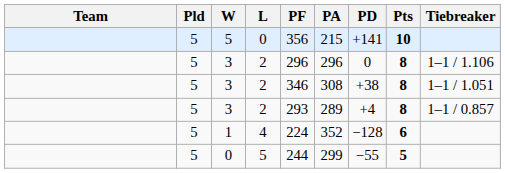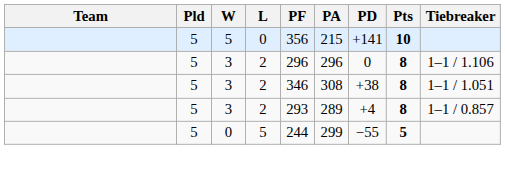- row: (228, 132)
